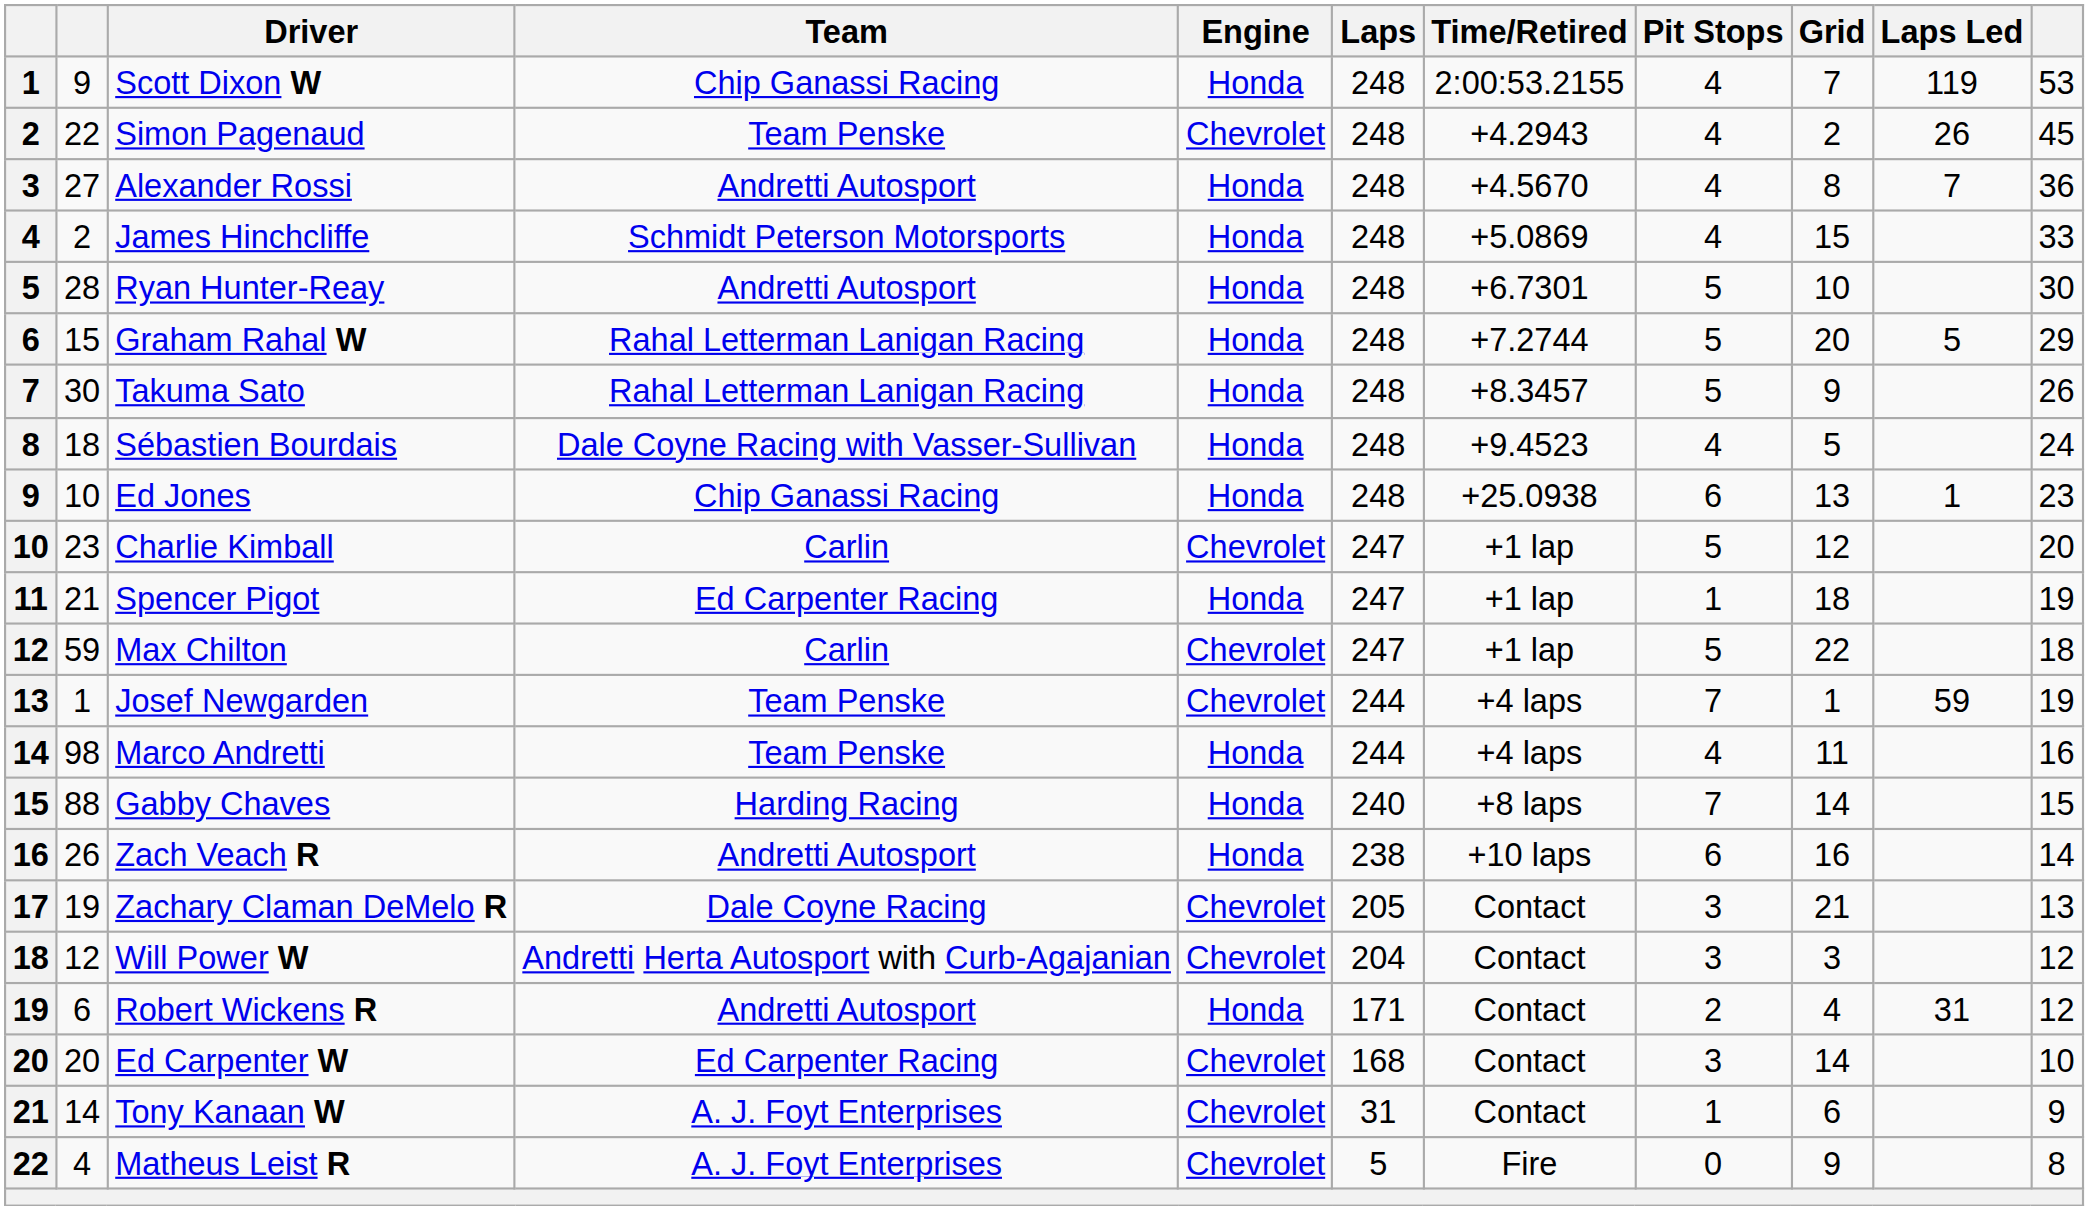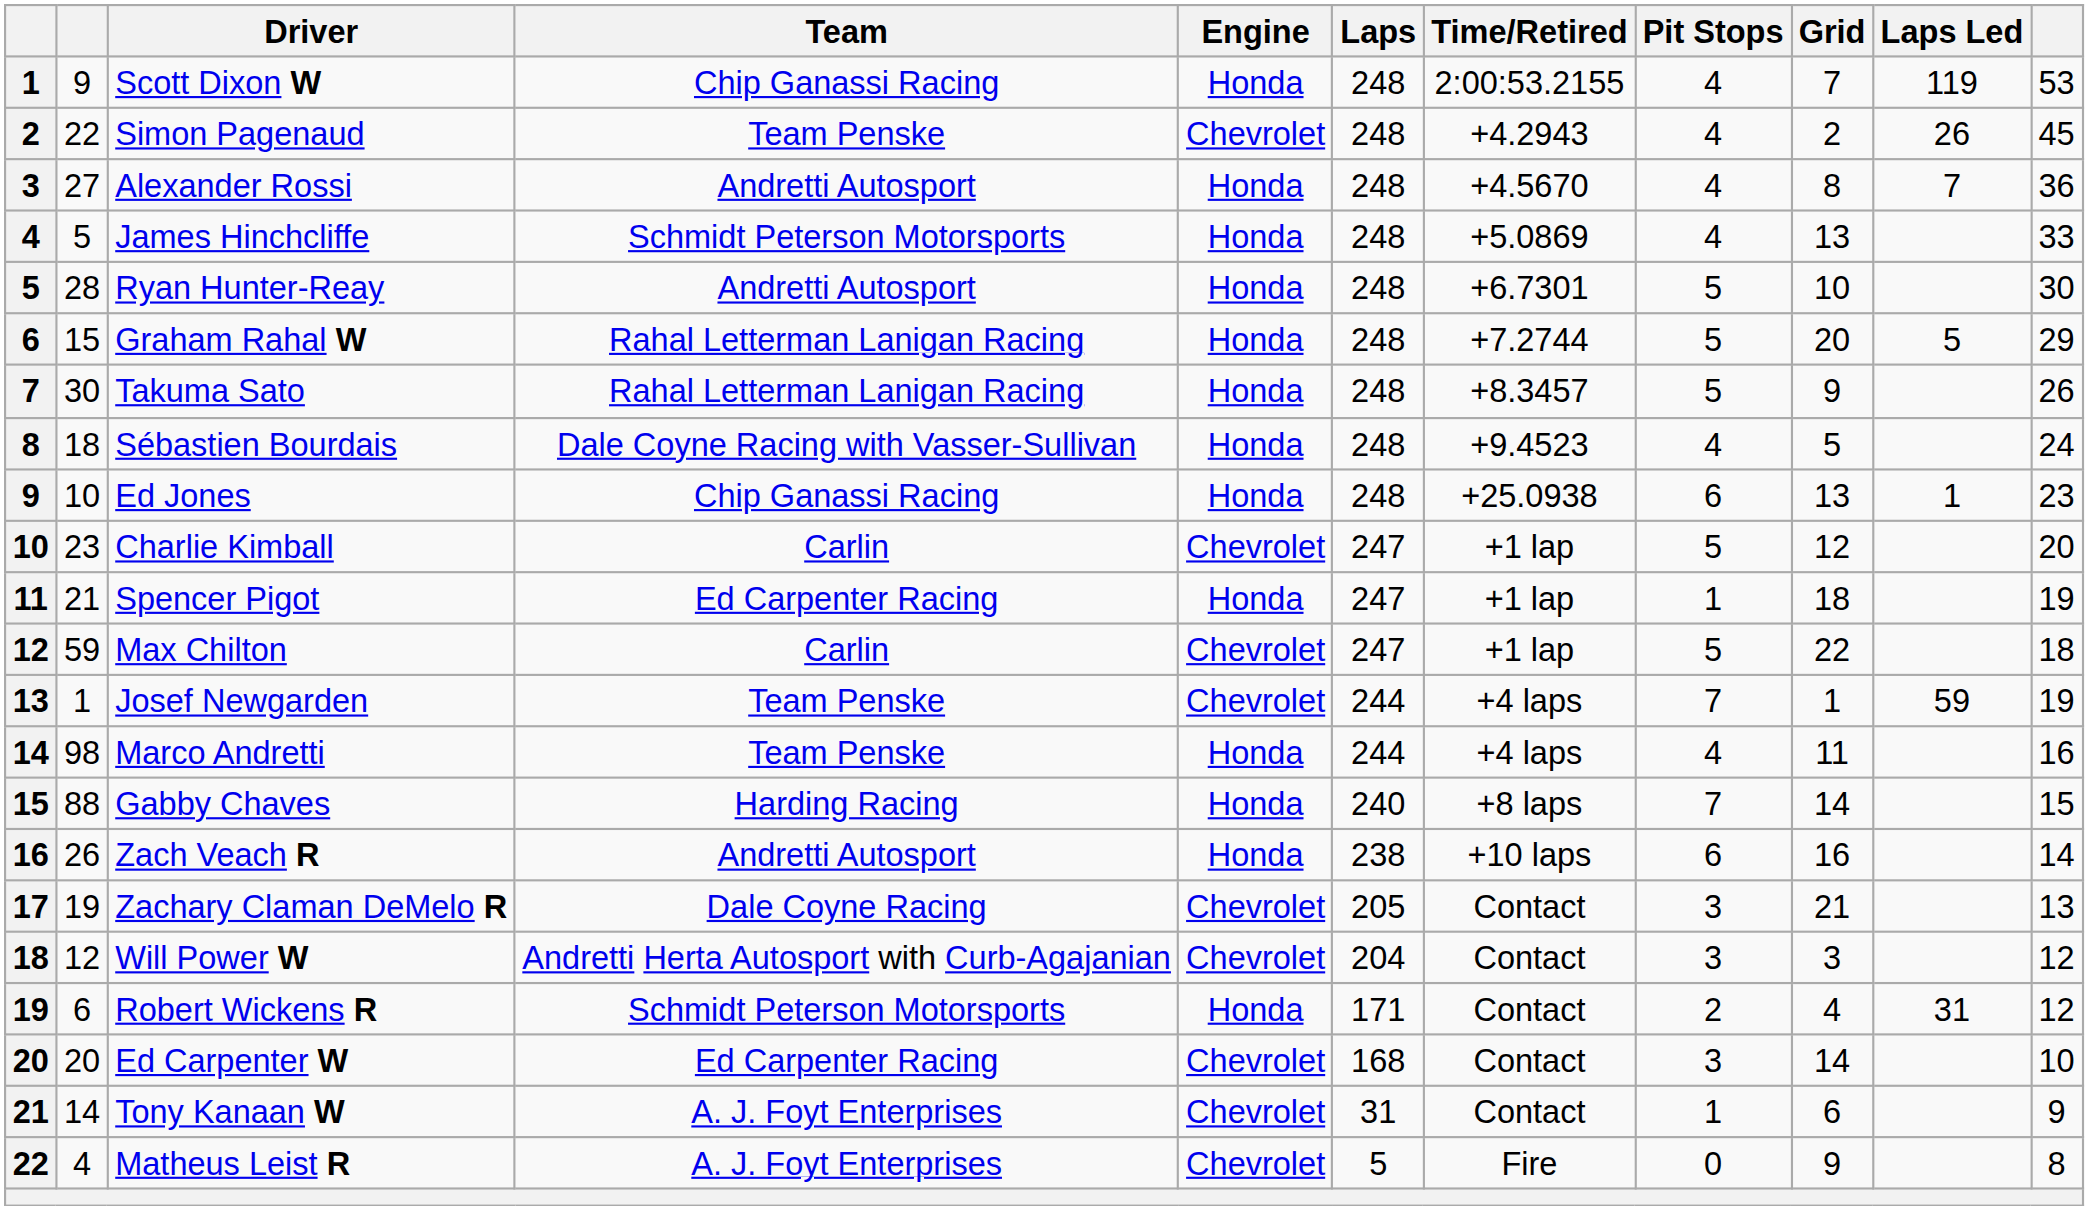(82, 237) 2 -> (82, 237) 5
(1832, 237) 15 -> (1832, 237) 13
(847, 1009) Andretti Autosport -> (847, 1009) Schmidt Peterson Motorsports
